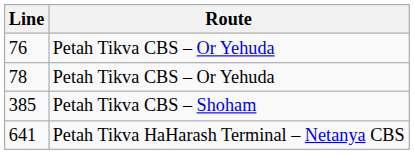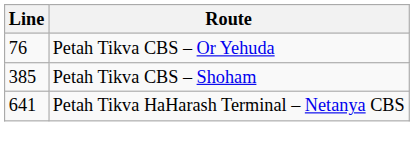- row: (18, 76)
